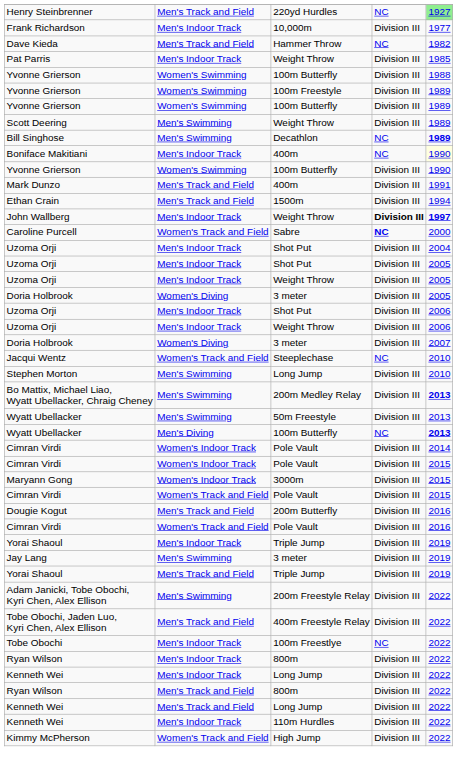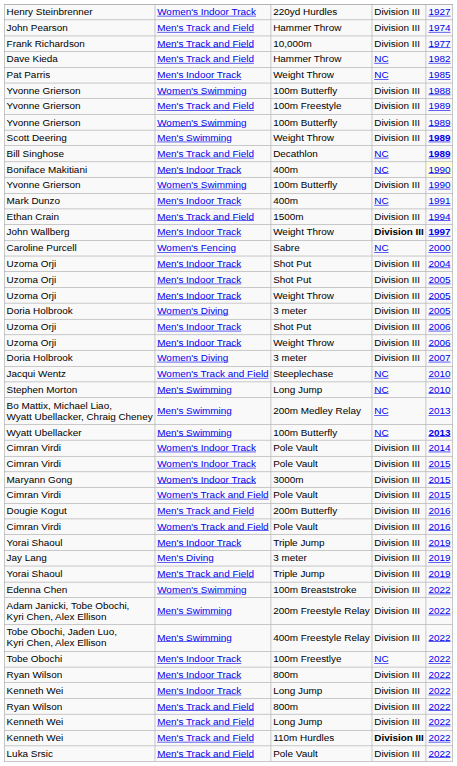(206, 12) Men's Track and Field -> (207, 12) Women's Indoor Track
(381, 12) NC -> (397, 12) Division III
(439, 12) lightgreen background -> (439, 12) no background
+ row: (37, 28)
(199, 28) Men's Indoor Track -> (206, 43) Men's Track and Field
(397, 59) Division III -> (381, 75) NC
(202, 91) Women's Swimming -> (206, 106) Men's Track and Field
(439, 122) normal -> (439, 138) bold
(195, 138) Men's Swimming -> (206, 153) Men's Track and Field
(206, 185) Men's Track and Field -> (199, 201) Men's Indoor Track
(397, 185) Division III -> (381, 201) NC
(213, 232) Women's Track and Field -> (197, 248) Women's Fencing
(381, 232) bold -> (381, 248) normal
(397, 374) Division III -> (381, 389) NC
(397, 395) Division III -> (381, 411) NC
(439, 395) bold -> (439, 411) normal
- row: (44, 416)
(185, 432) Men's Diving -> (195, 432) Men's Swimming
(195, 558) Men's Swimming -> (185, 558) Men's Diving
+ row: (37, 589)
(206, 622) Men's Track and Field -> (195, 638) Men's Swimming
(199, 722) Men's Indoor Track -> (206, 738) Men's Track and Field
(397, 722) normal -> (399, 738) bold
+ row: (30, 753)
- row: (48, 738)
